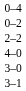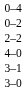rows swapped: (13, 68) <-> (13, 83)
